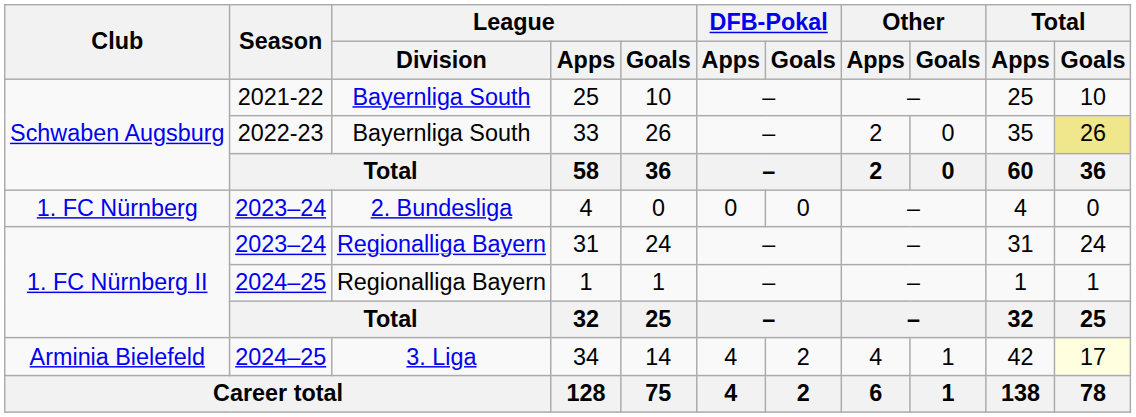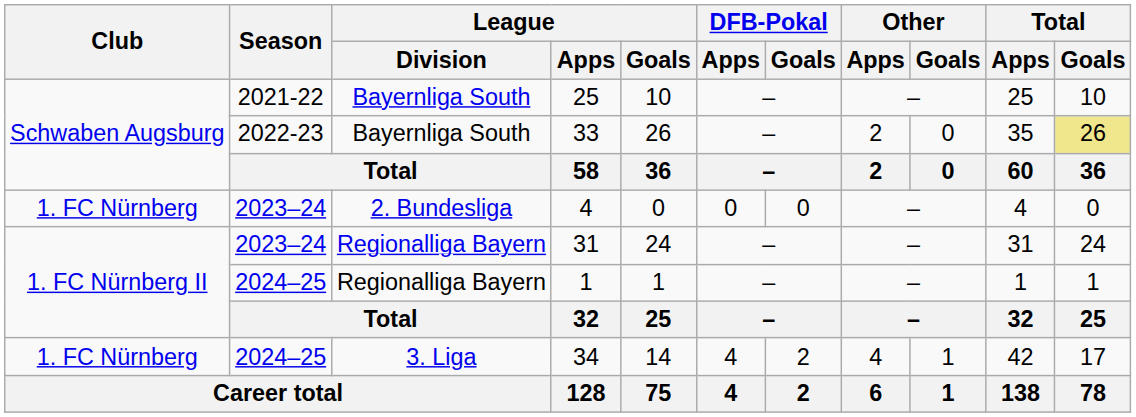(117, 356) Arminia Bielefeld -> (117, 356) 1. FC Nürnberg
(1093, 356) lightyellow background -> (1093, 356) no background
